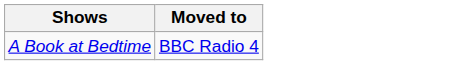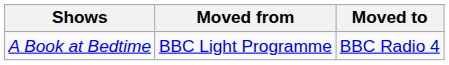+ column: (245, 18)
